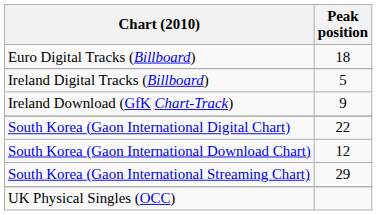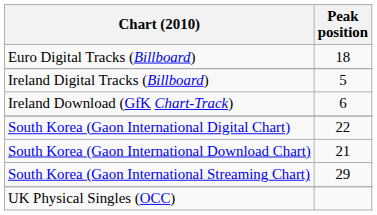(343, 103) 9 -> (343, 103) 6
(343, 151) 12 -> (343, 151) 21
